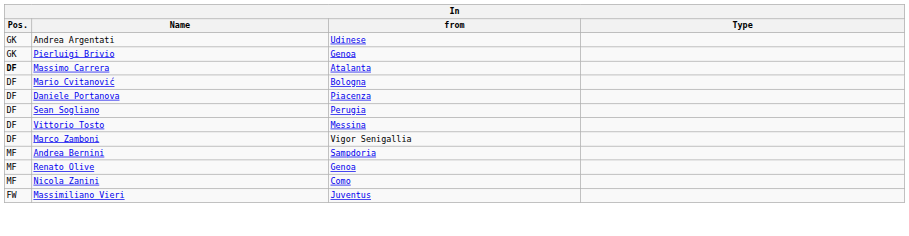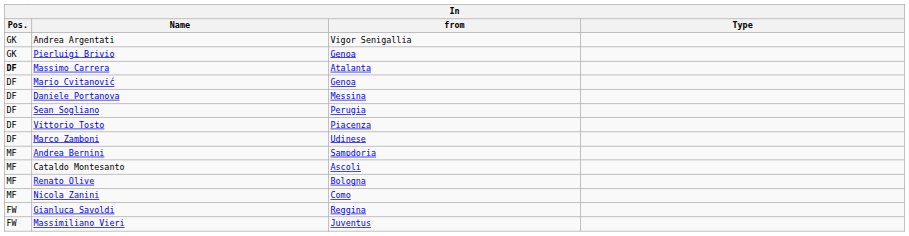(348, 39) Udinese -> (371, 39) Vigor Senigallia
(348, 82) Bologna -> (343, 82) Genoa
(351, 96) Piacenza -> (348, 96) Messina
(348, 124) Messina -> (351, 124) Piacenza
(371, 138) Vigor Senigallia -> (348, 138) Udinese
+ row: (79, 167)
(343, 167) Genoa -> (348, 181) Bologna
+ row: (74, 209)
